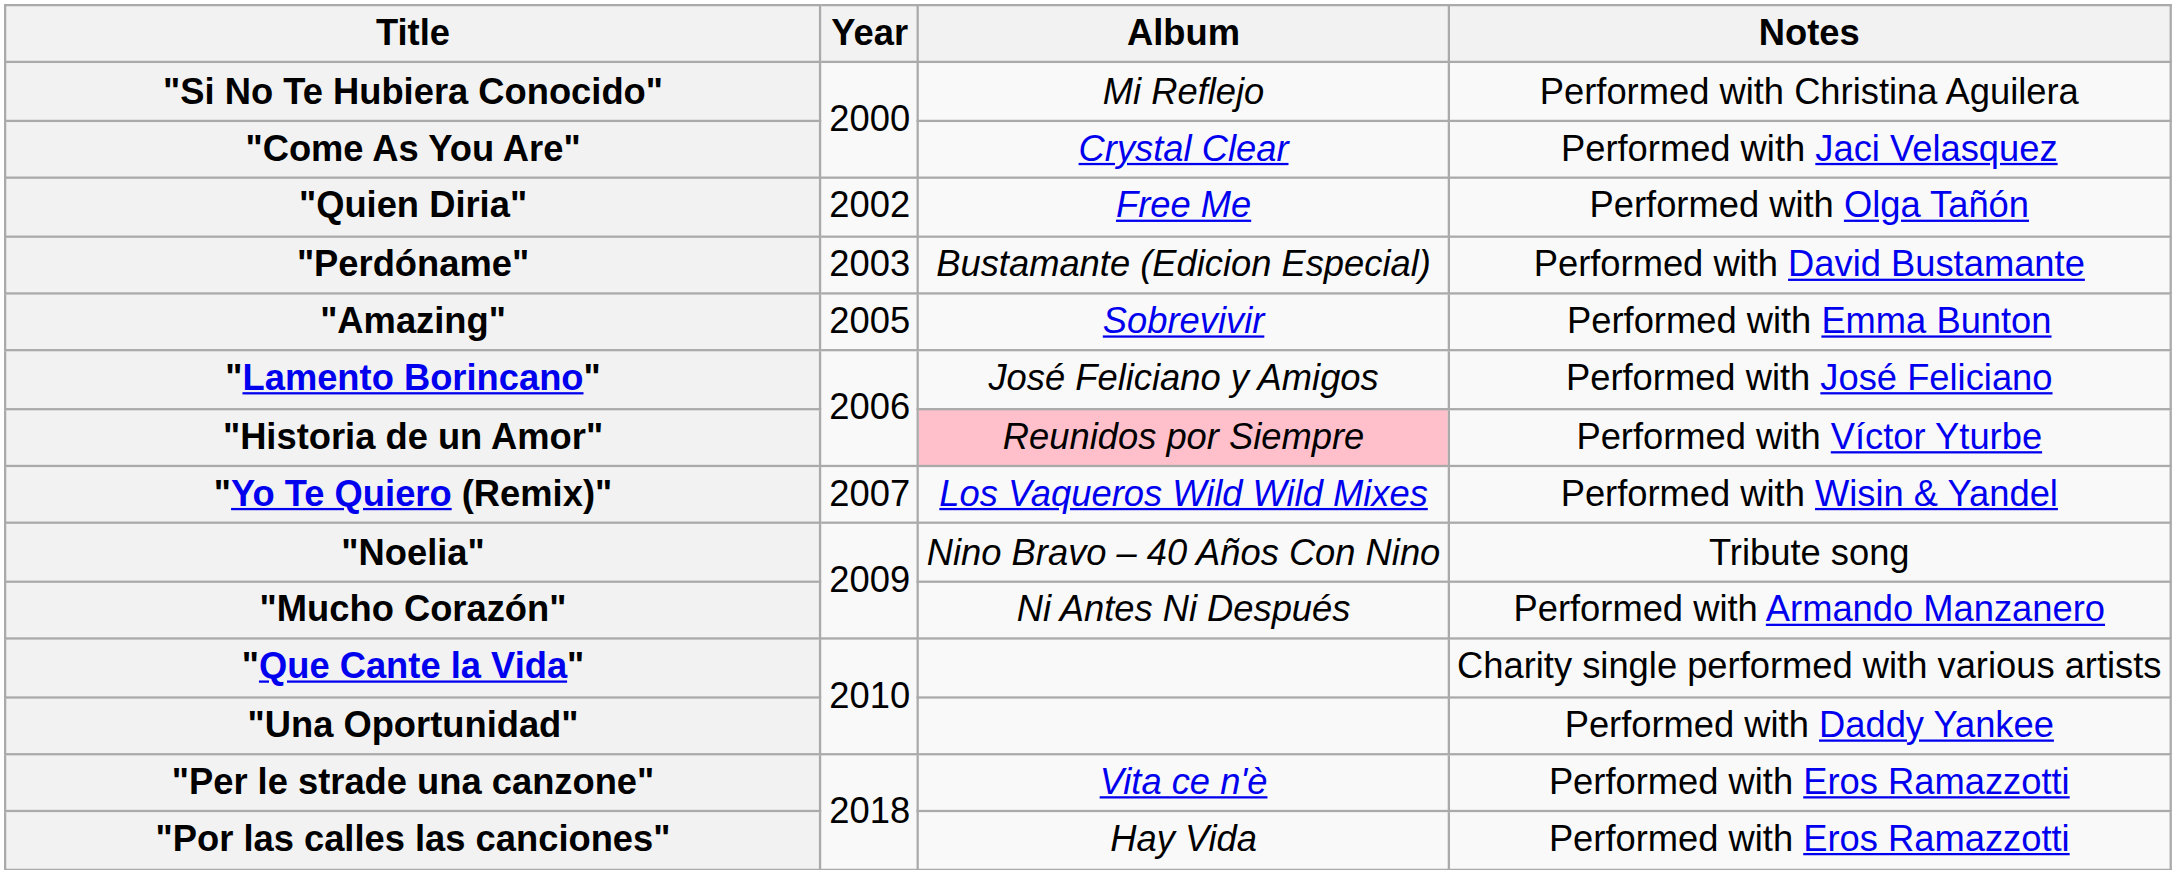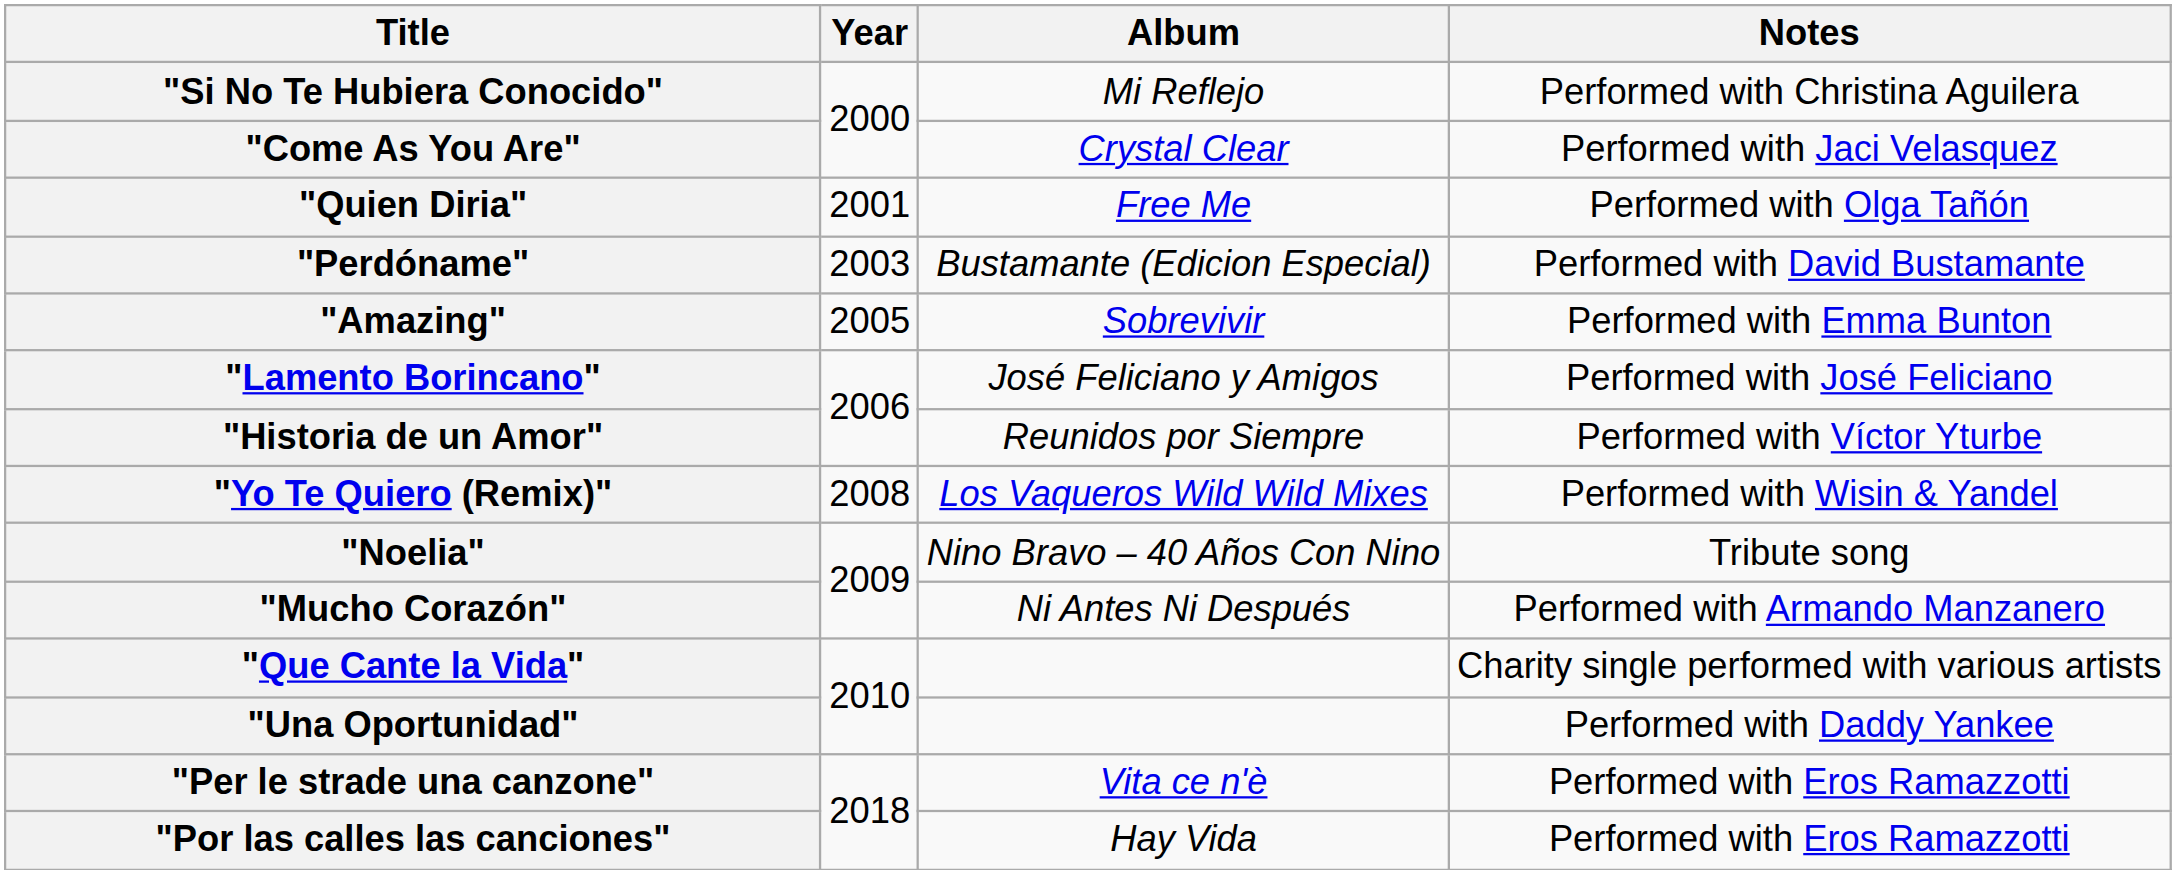(870, 206) 2002 -> (870, 206) 2001
(1184, 436) pink background -> (1184, 436) no background
(870, 494) 2007 -> (870, 494) 2008
